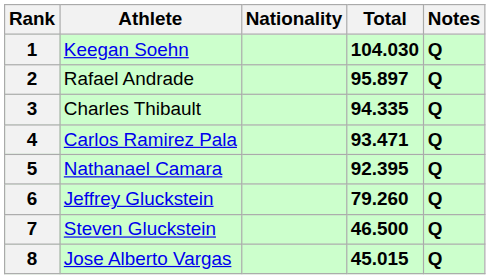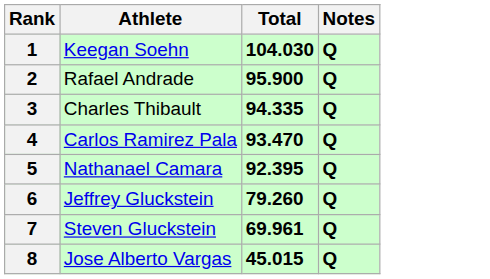- column: (294, 19)
(380, 79) 95.897 -> (275, 79) 95.900
(380, 139) 93.471 -> (275, 139) 93.470
(380, 229) 46.500 -> (275, 229) 69.961
